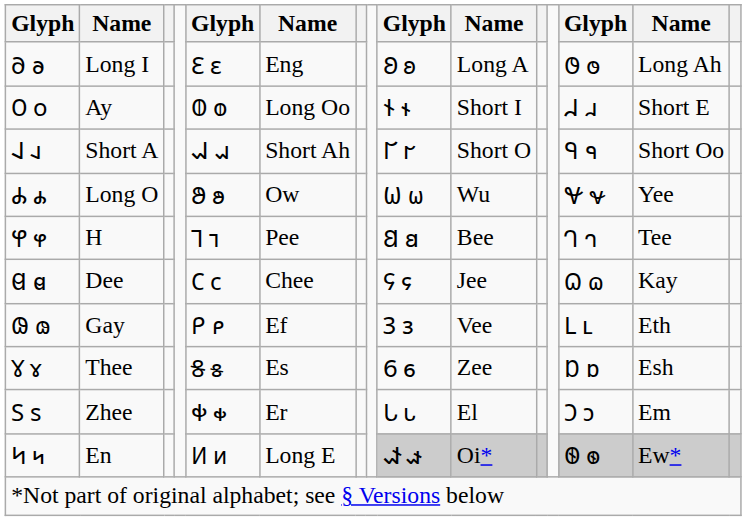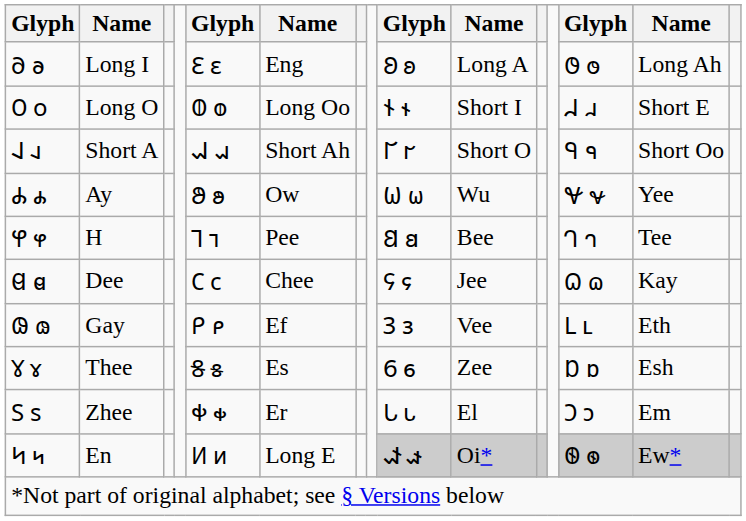(99, 107) Ay -> (122, 107) Long O
(122, 194) Long O -> (99, 194) Ay
